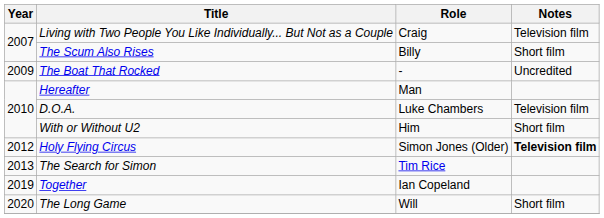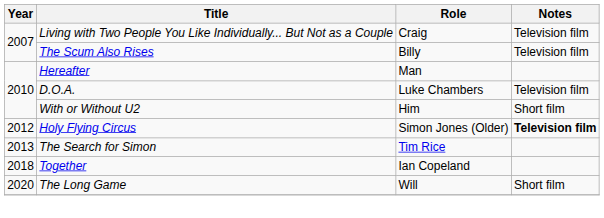(539, 52) Short film -> (551, 52) Television film
- row: (99, 71)
(20, 185) 2019 -> (20, 166) 2018
